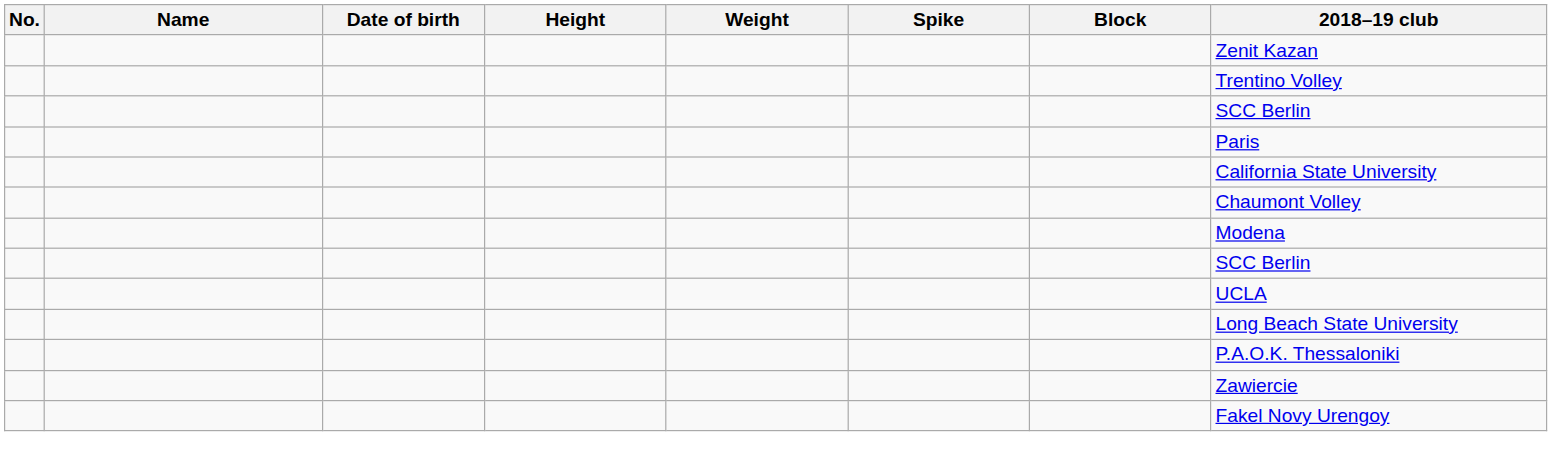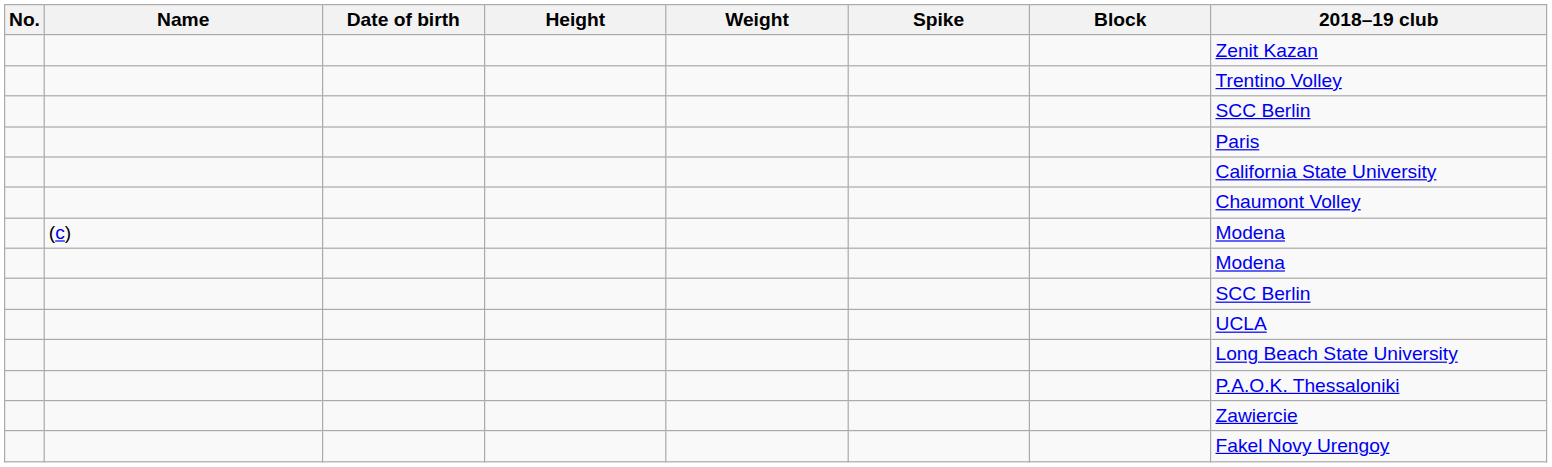+ row: (24, 233)
